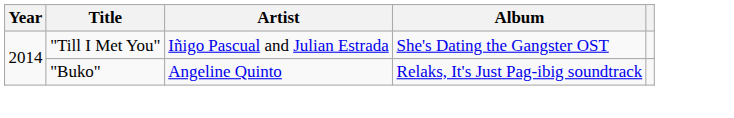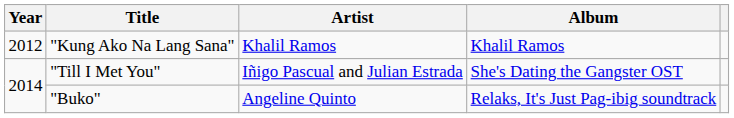+ row: (142, 44)
